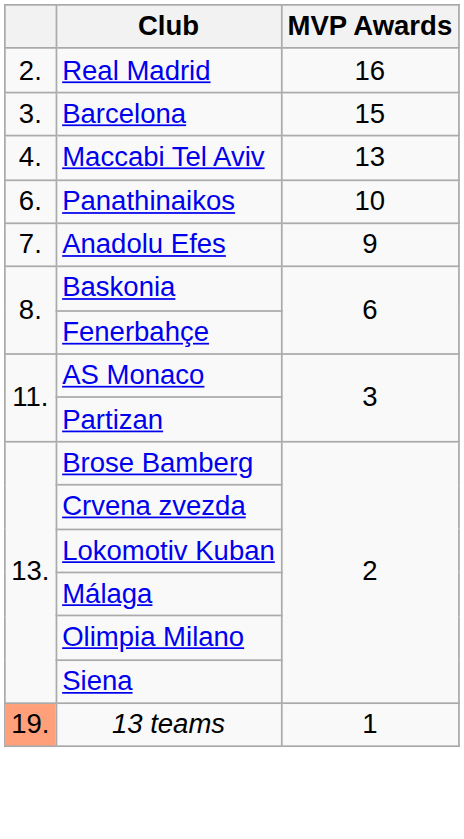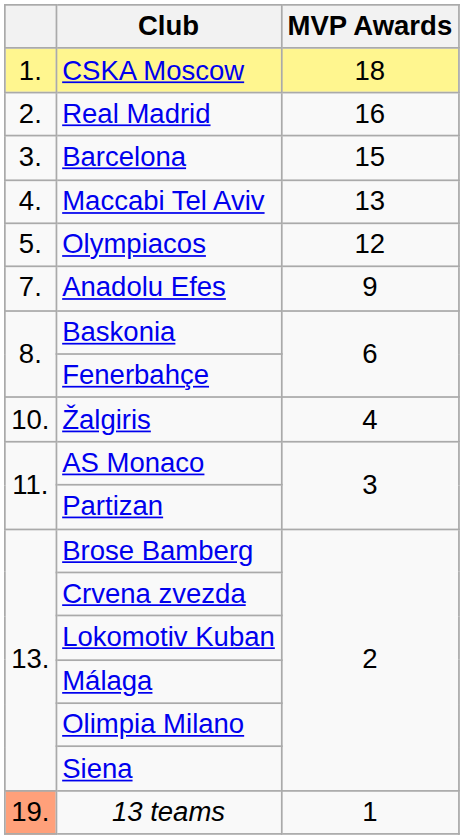+ row: (153, 69)
+ row: (134, 244)
- row: (149, 200)
+ row: (107, 419)
